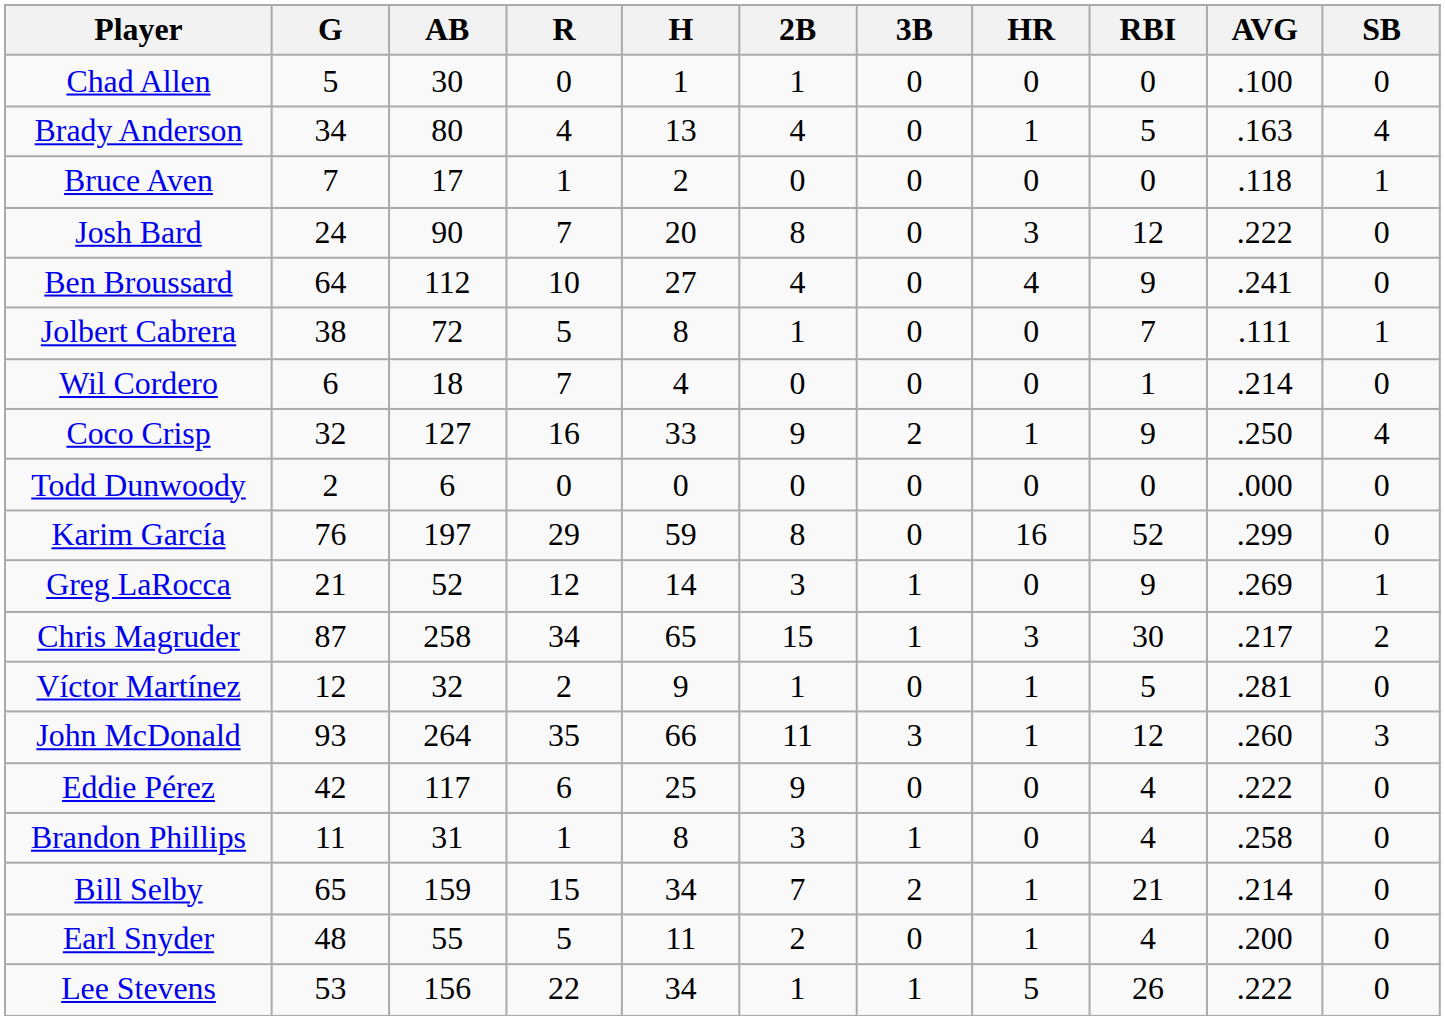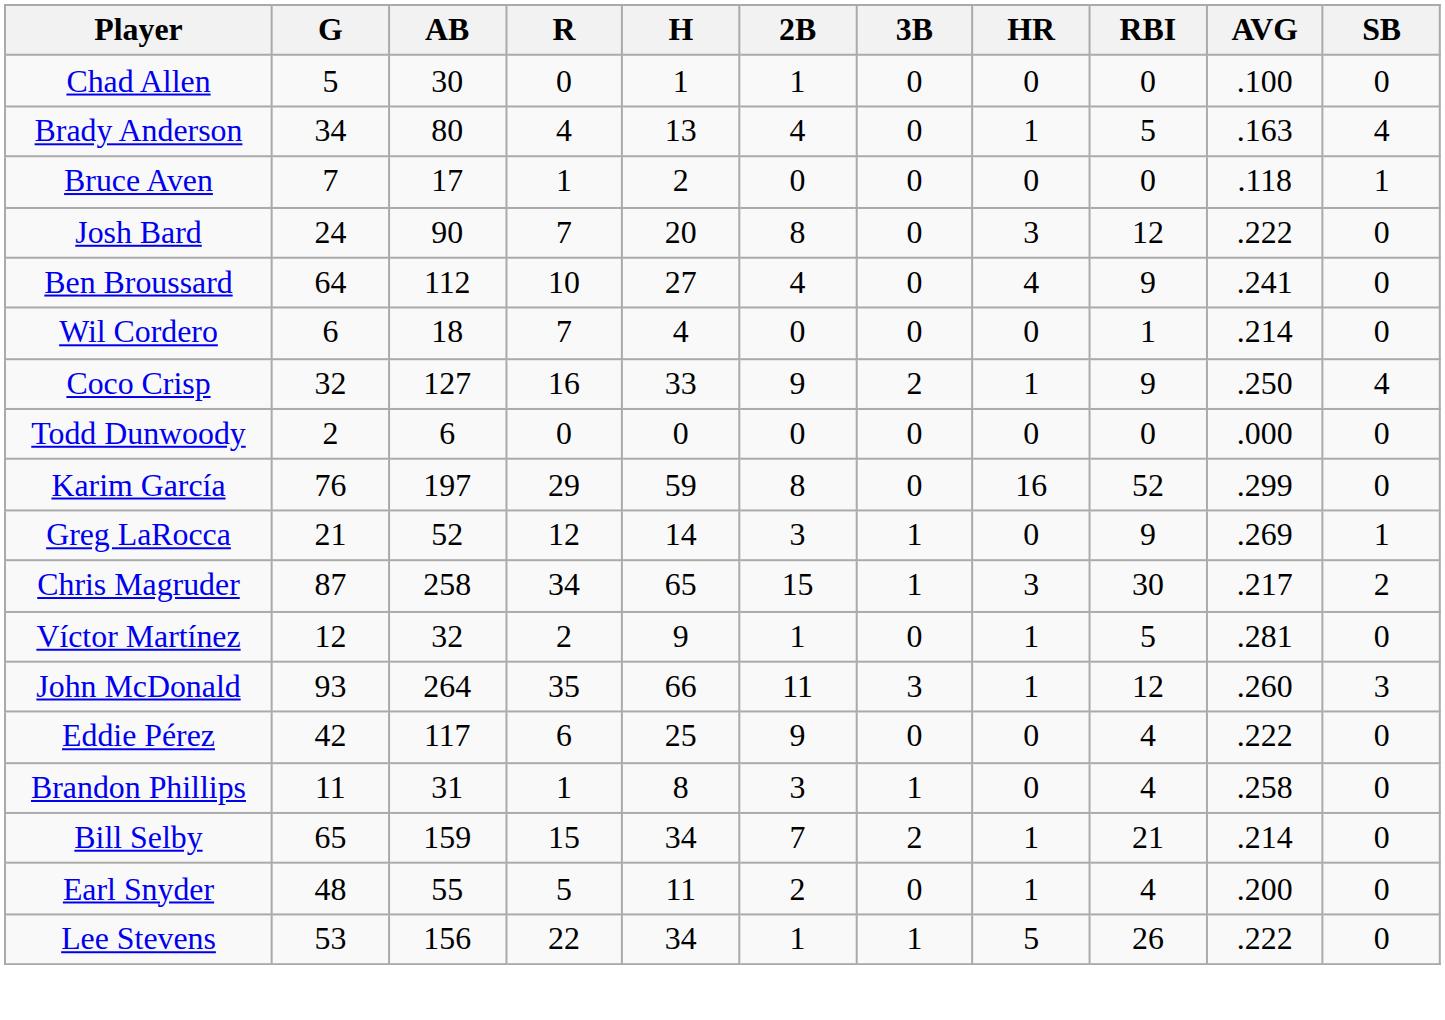- row: (139, 332)
